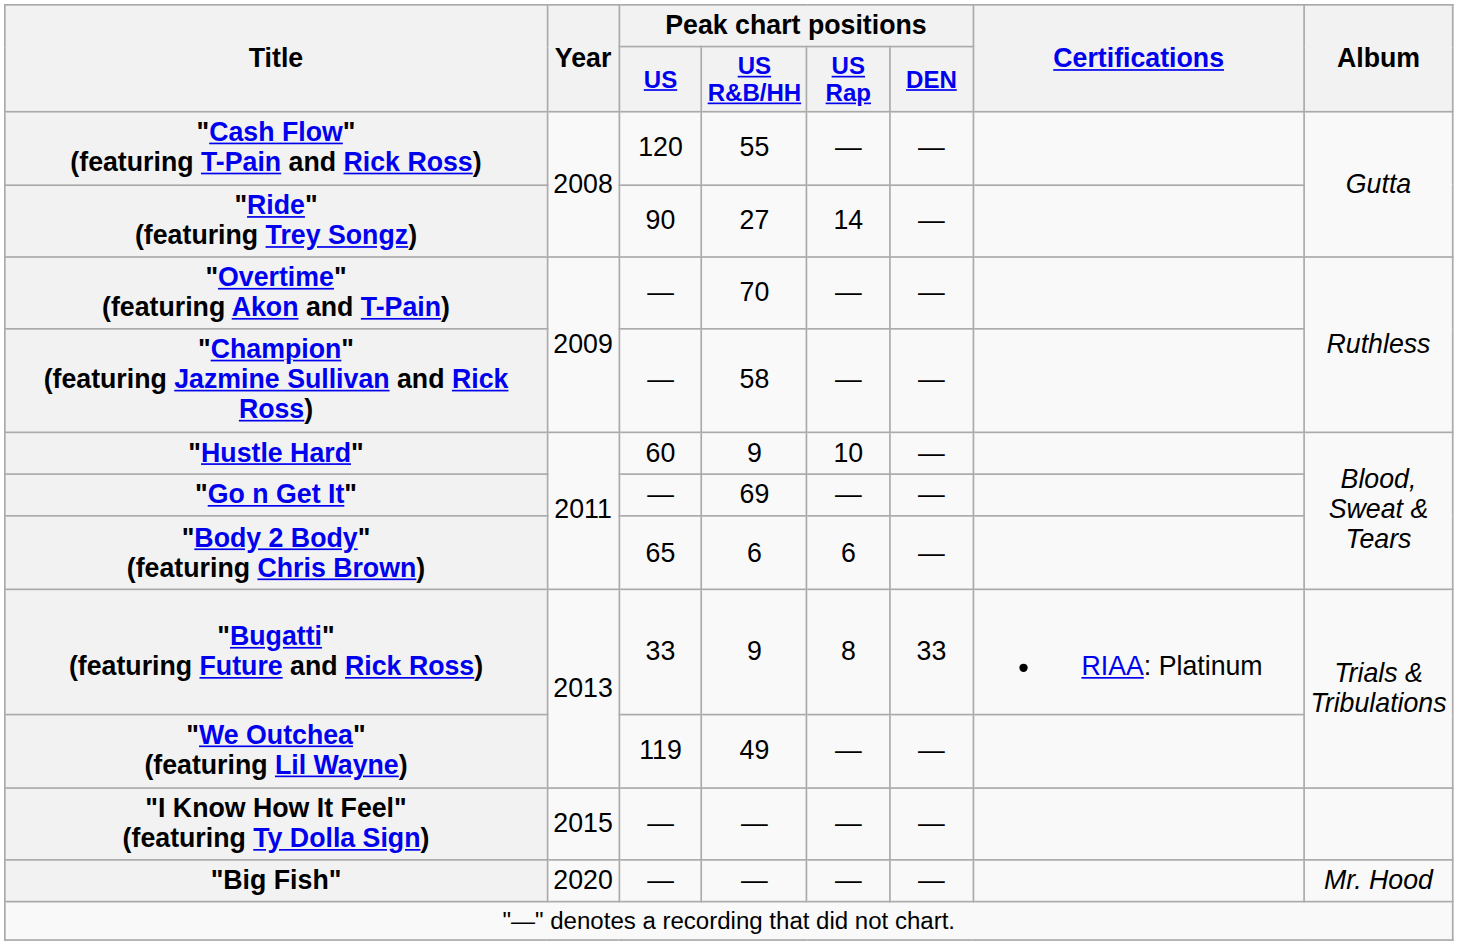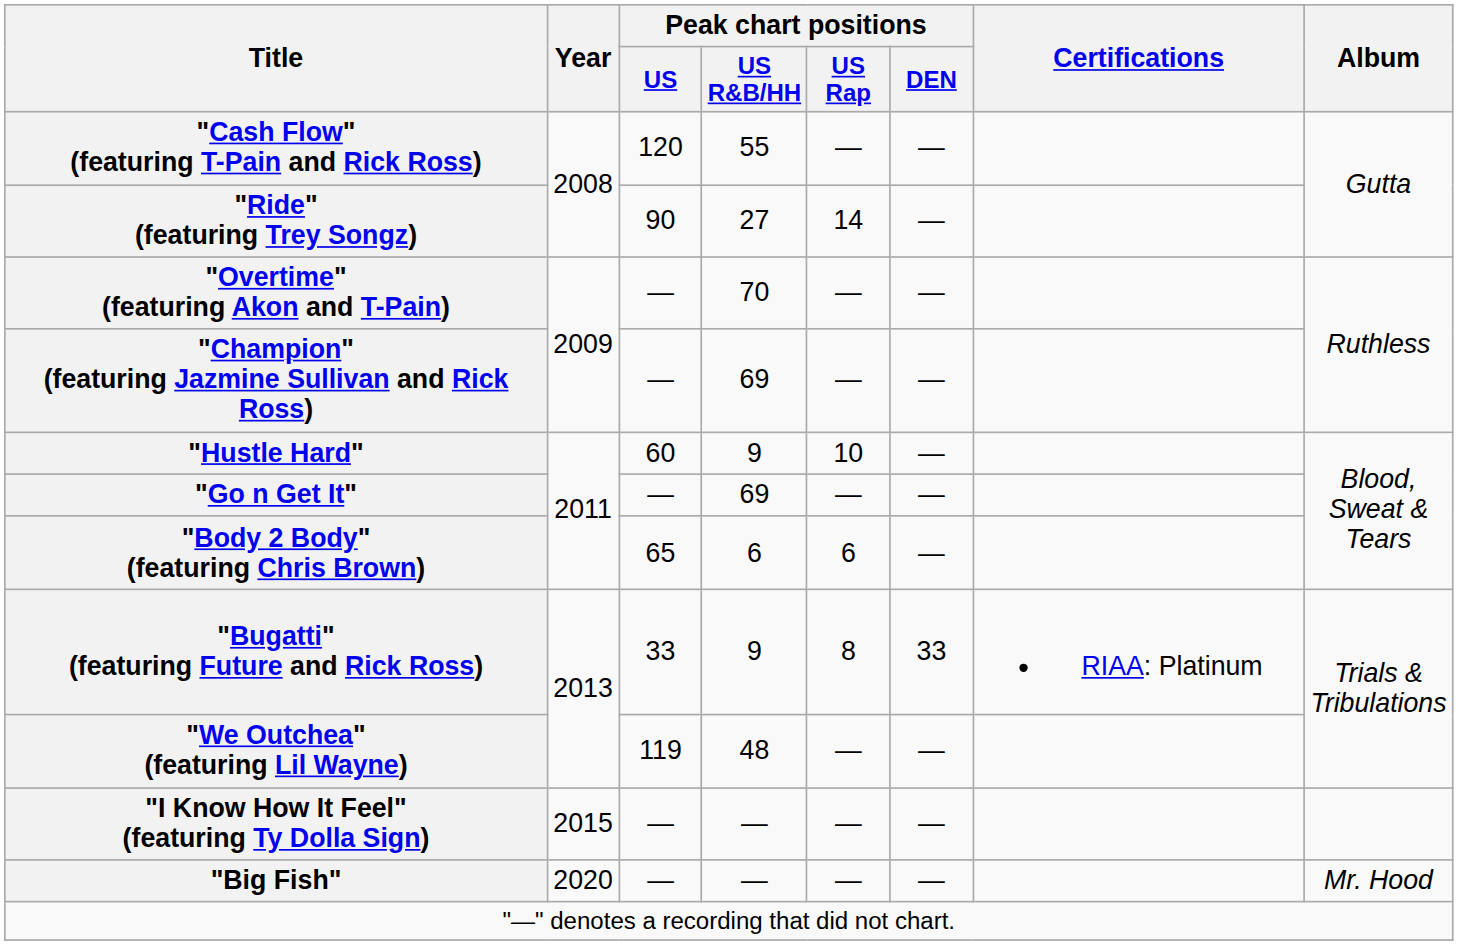(754, 380) 58 -> (754, 380) 69
(754, 750) 49 -> (754, 750) 48
